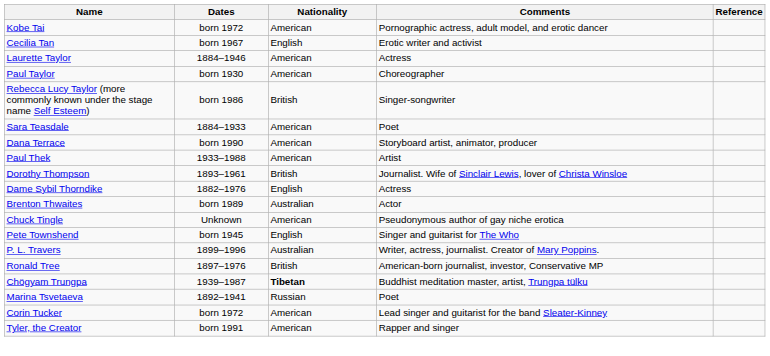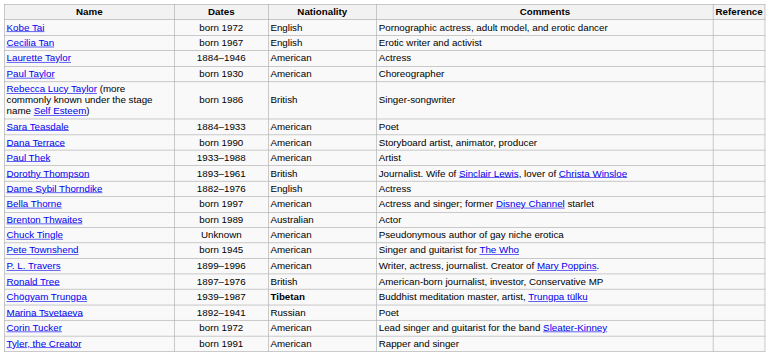(291, 27) American -> (286, 27) English
+ row: (34, 204)
(286, 235) English -> (291, 250) American
(292, 250) Australian -> (291, 266) American
